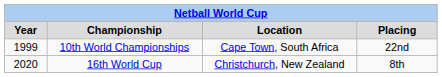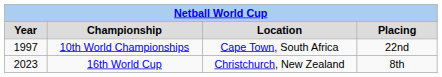(26, 47) 1999 -> (26, 47) 1997
(26, 64) 2020 -> (26, 64) 2023
